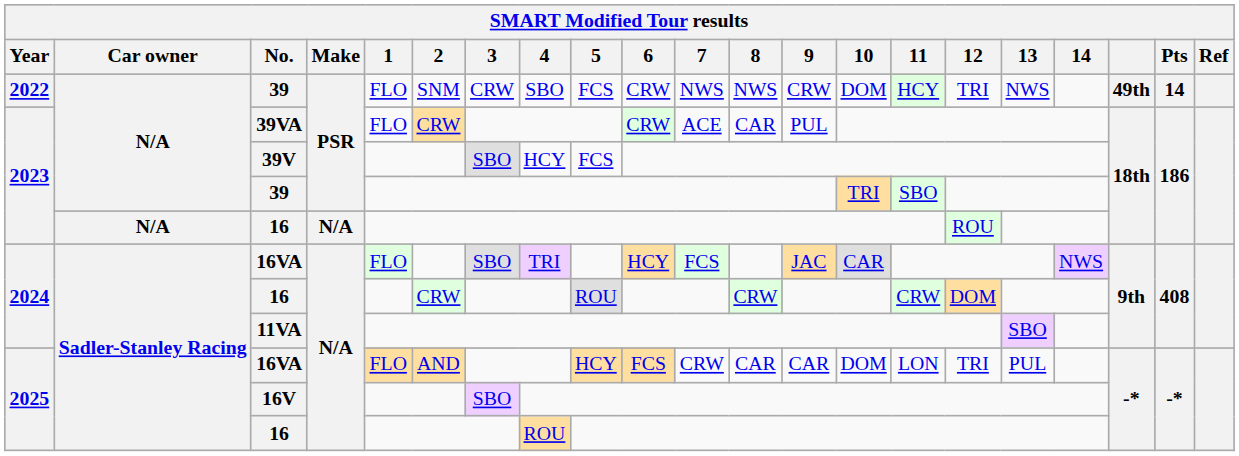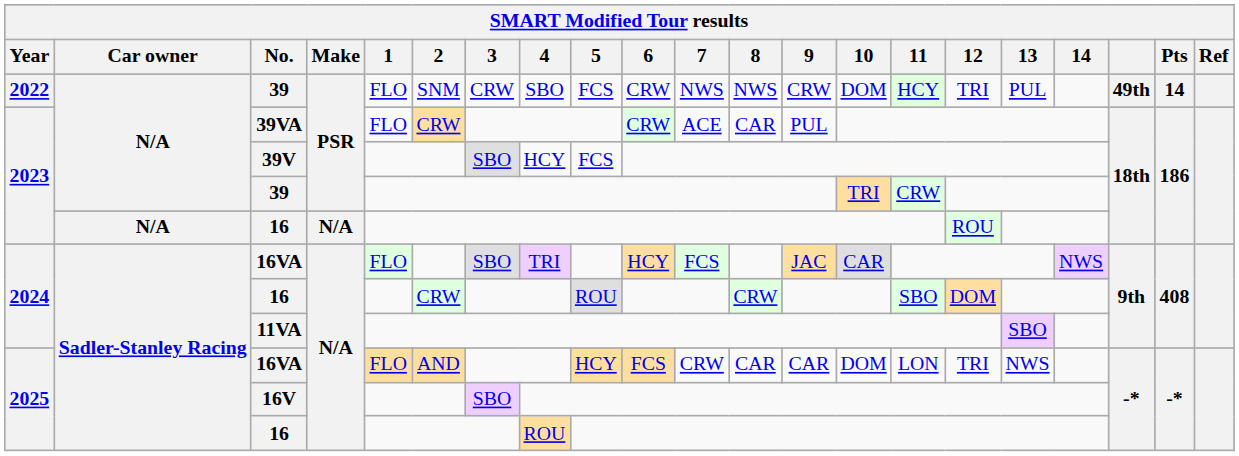(1028, 90) NWS -> (1028, 90) PUL
(918, 193) SBO -> (918, 193) CRW
(918, 295) CRW -> (918, 295) SBO
(1028, 364) PUL -> (1028, 364) NWS
